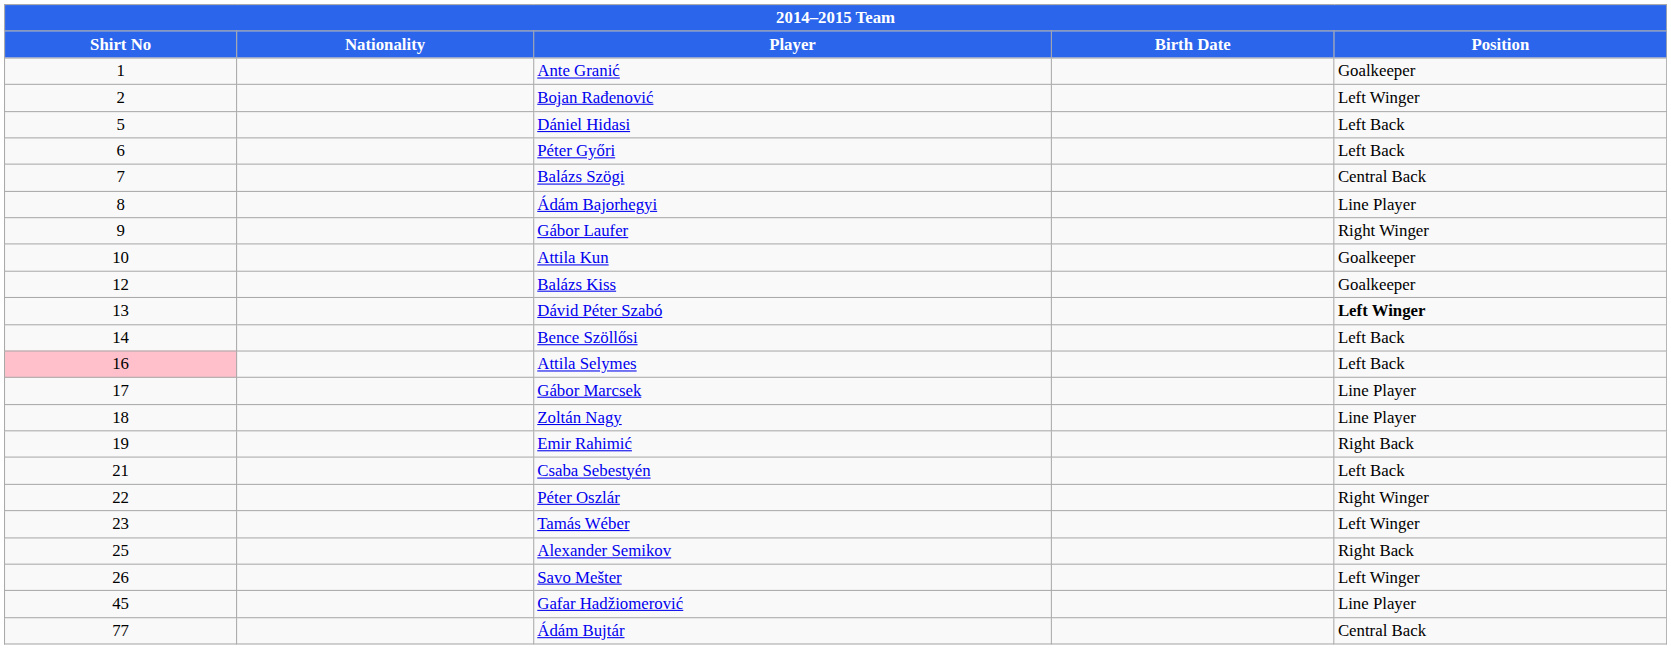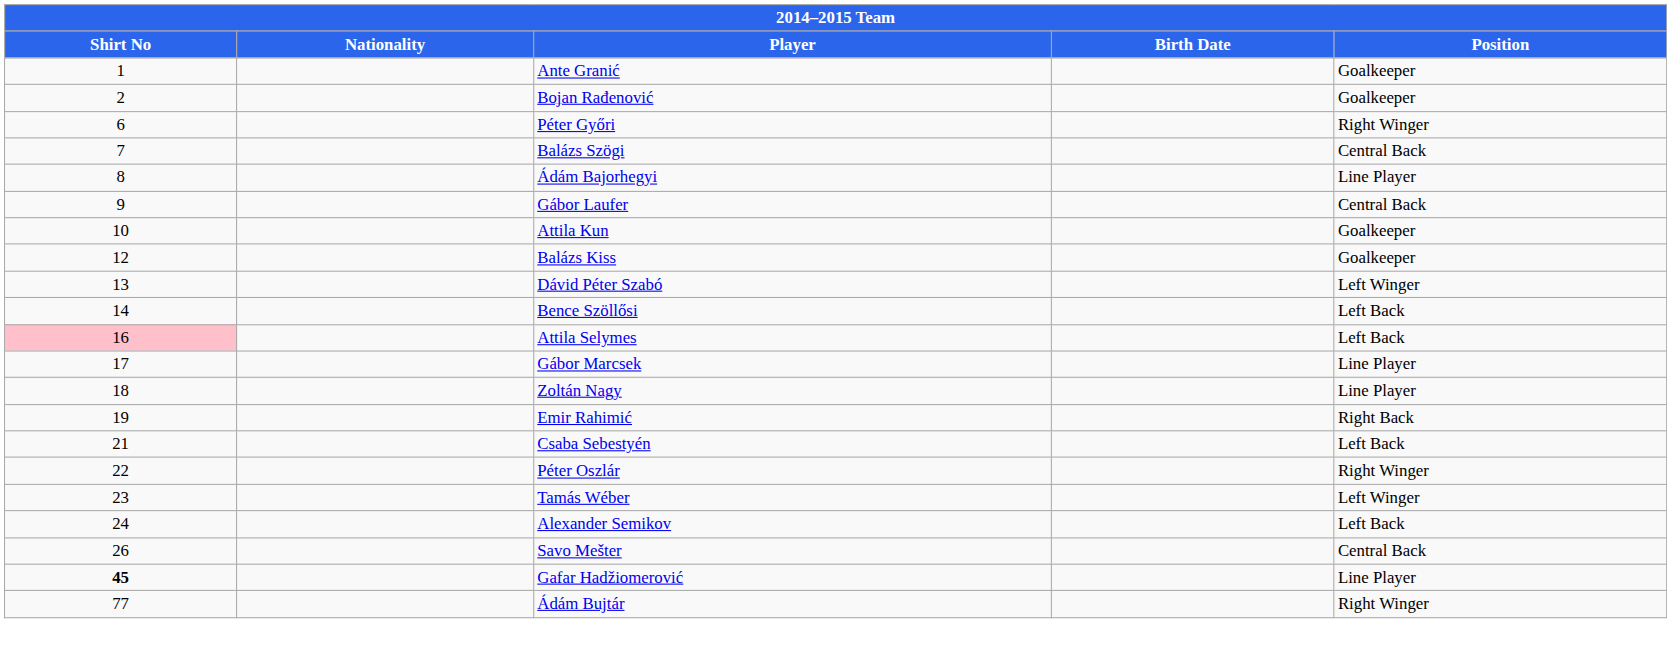(1379, 97) Left Winger -> (1377, 97) Goalkeeper
- row: (584, 124)
(1371, 151) Left Back -> (1383, 124) Right Winger
(1383, 230) Right Winger -> (1382, 204) Central Back
(1382, 310) bold -> (1379, 284) normal
(121, 550) 25 -> (121, 524) 24
(1376, 550) Right Back -> (1371, 524) Left Back
(1379, 577) Left Winger -> (1382, 550) Central Back
(121, 603) normal -> (121, 577) bold
(1382, 630) Central Back -> (1383, 603) Right Winger
